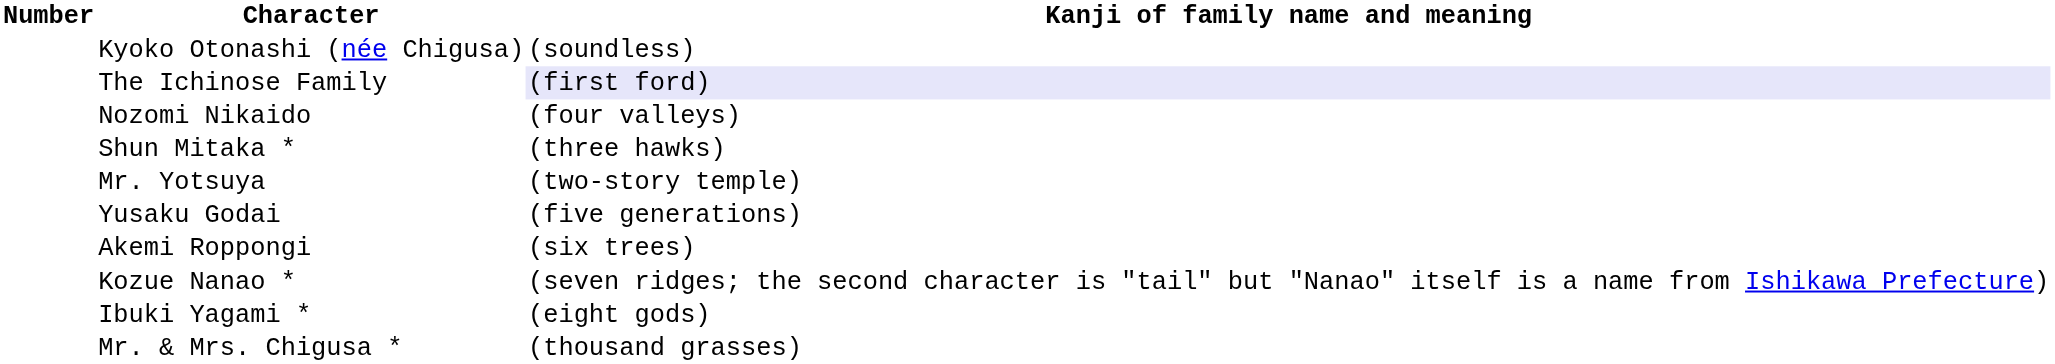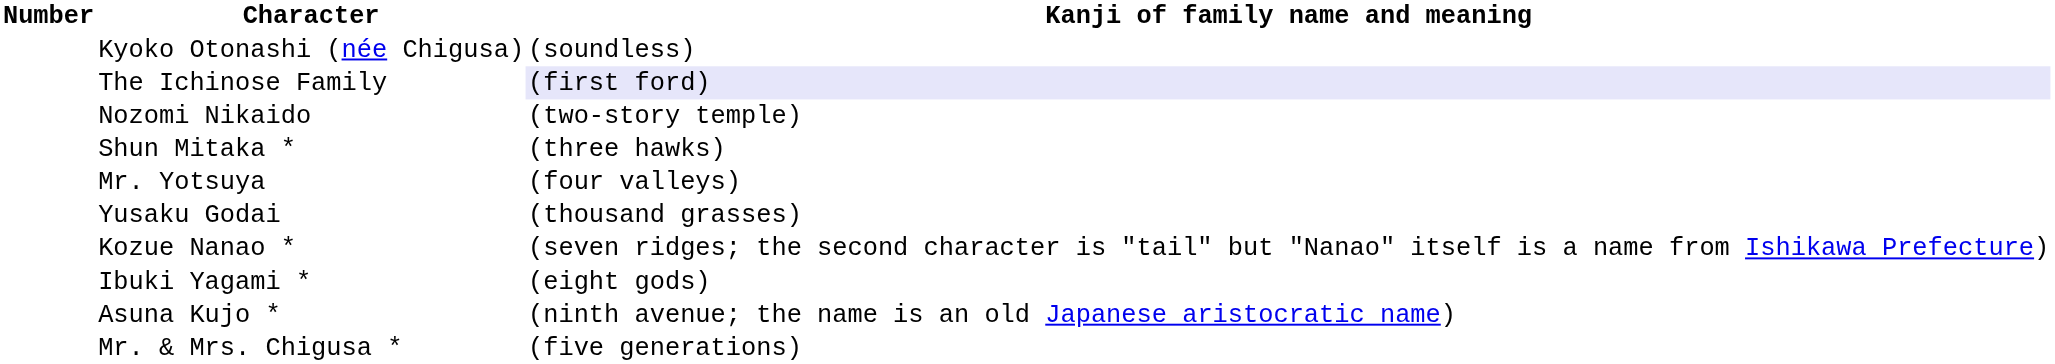(635, 116) (four valleys) -> (665, 116) (two-story temple)
(665, 182) (two-story temple) -> (635, 182) (four valleys)
(665, 215) (five generations) -> (665, 215) (thousand grasses)
- row: (205, 249)
+ row: (189, 315)
(665, 348) (thousand grasses) -> (665, 348) (five generations)
